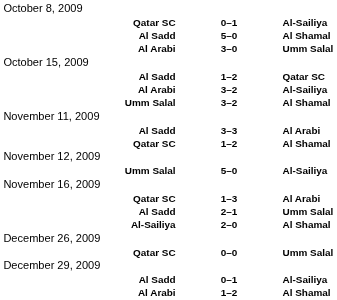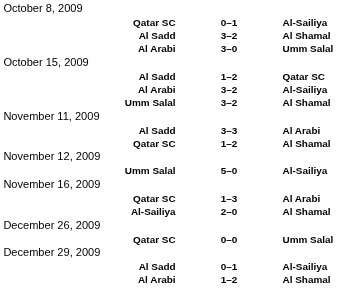(229, 36) 5–0 -> (229, 36) 3–2
- row: (157, 212)
